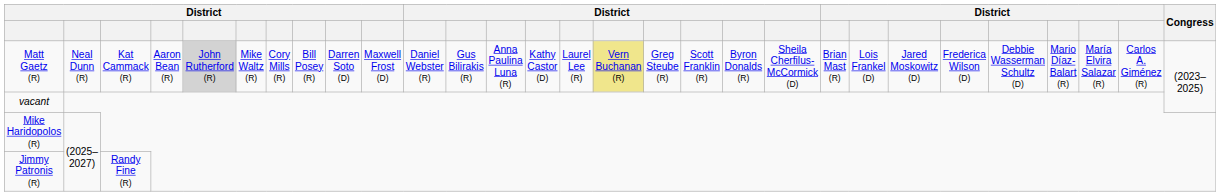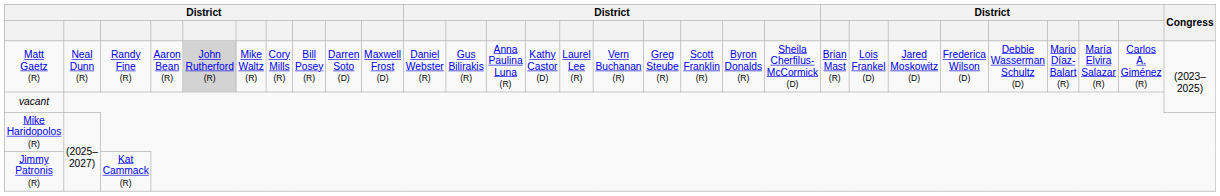(126, 66) Kat Cammack (R) -> (126, 66) Randy Fine (R)
(618, 66) khaki background -> (618, 66) no background
(126, 171) Randy Fine (R) -> (126, 171) Kat Cammack (R)
